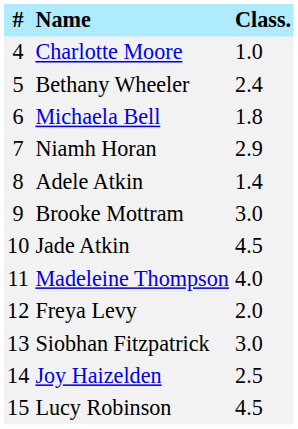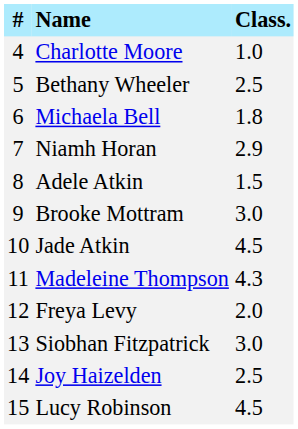(249, 84) 2.4 -> (249, 84) 2.5
(249, 181) 1.4 -> (249, 181) 1.5
(249, 278) 4.0 -> (249, 278) 4.3
